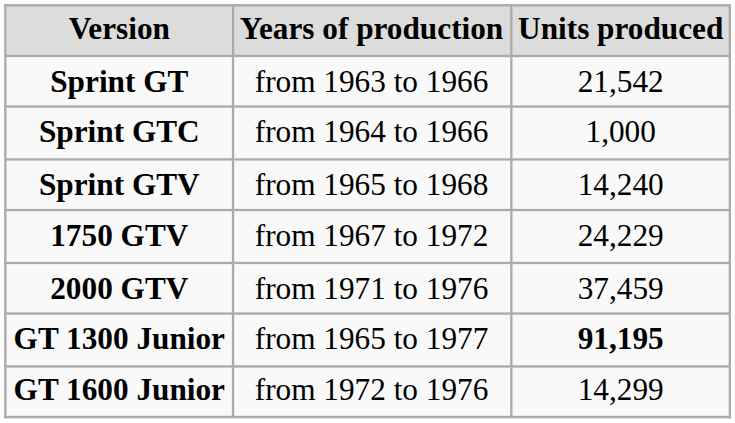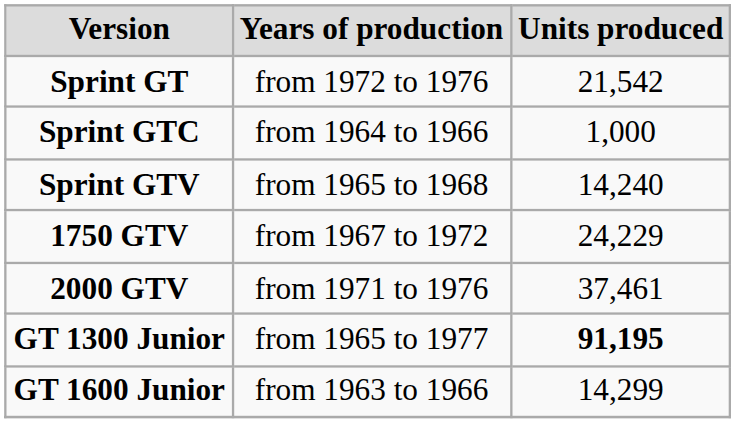(372, 81) from 1963 to 1966 -> (372, 81) from 1972 to 1976
(621, 287) 37,459 -> (621, 287) 37,461
(372, 390) from 1972 to 1976 -> (372, 390) from 1963 to 1966
